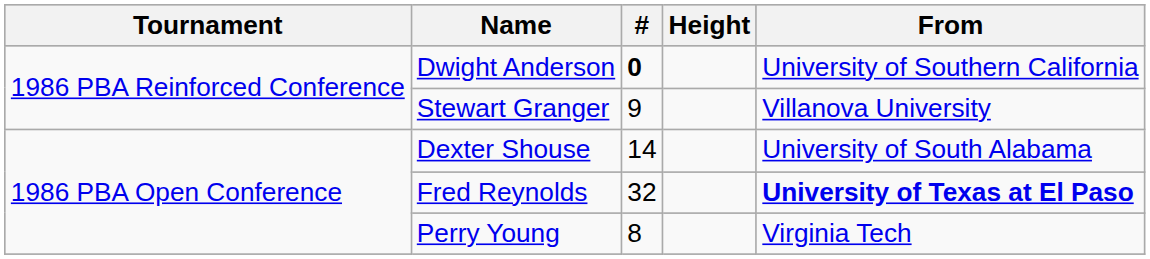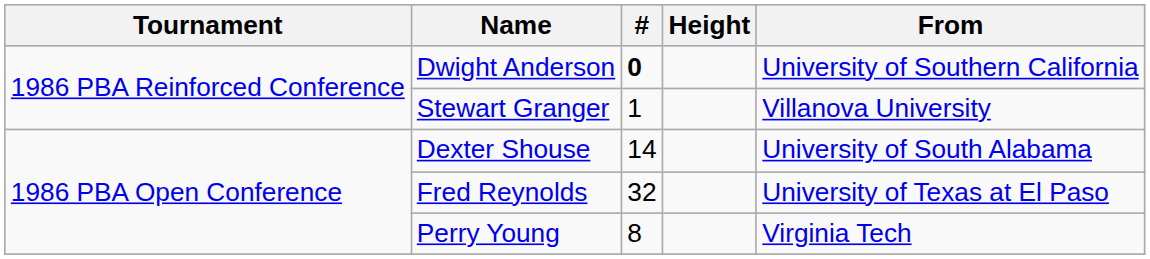(635, 108) 9 -> (635, 108) 1
(948, 191) bold -> (936, 191) normal
